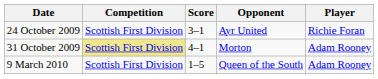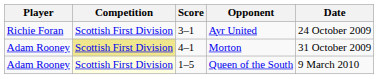columns swapped: (340, 13) <-> (43, 13)
(134, 64) no background -> (124, 64) lightyellow background
